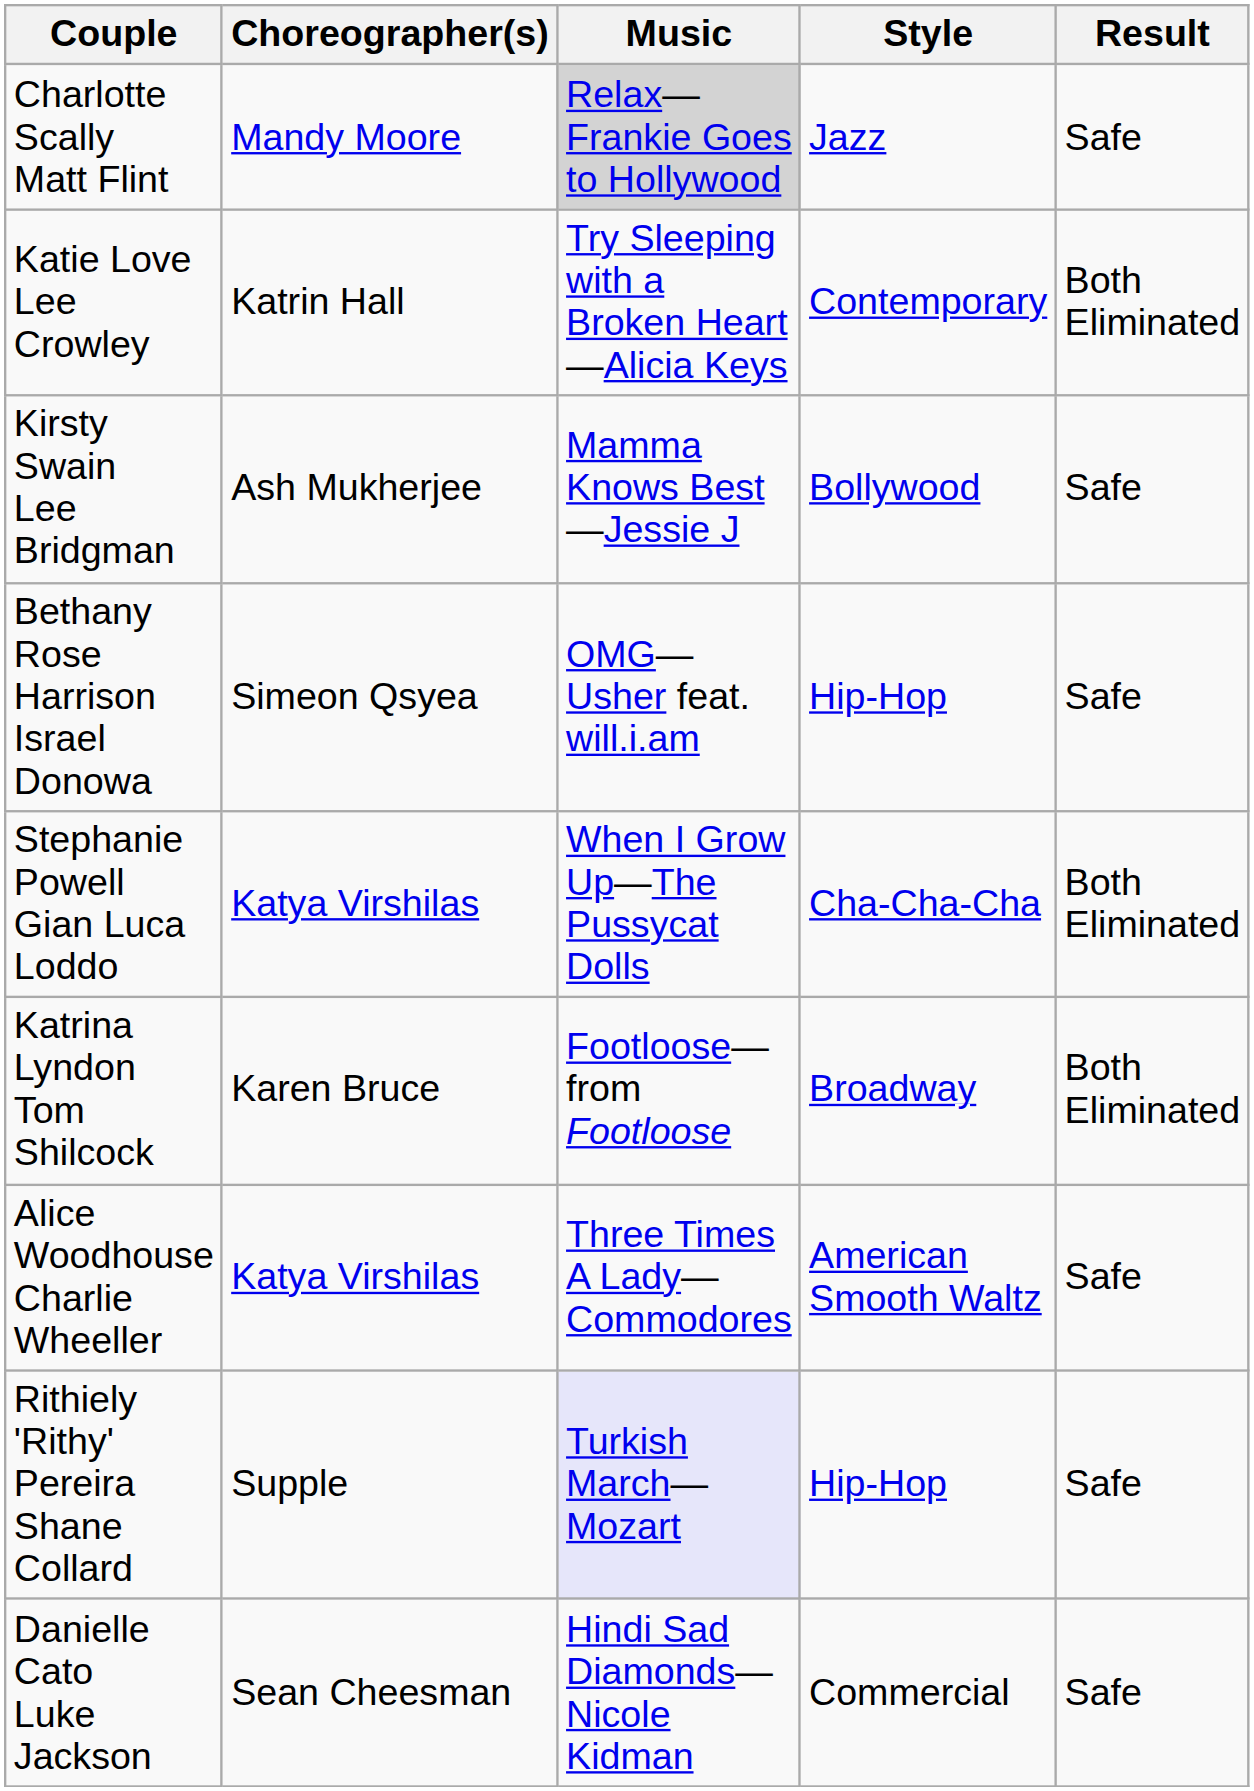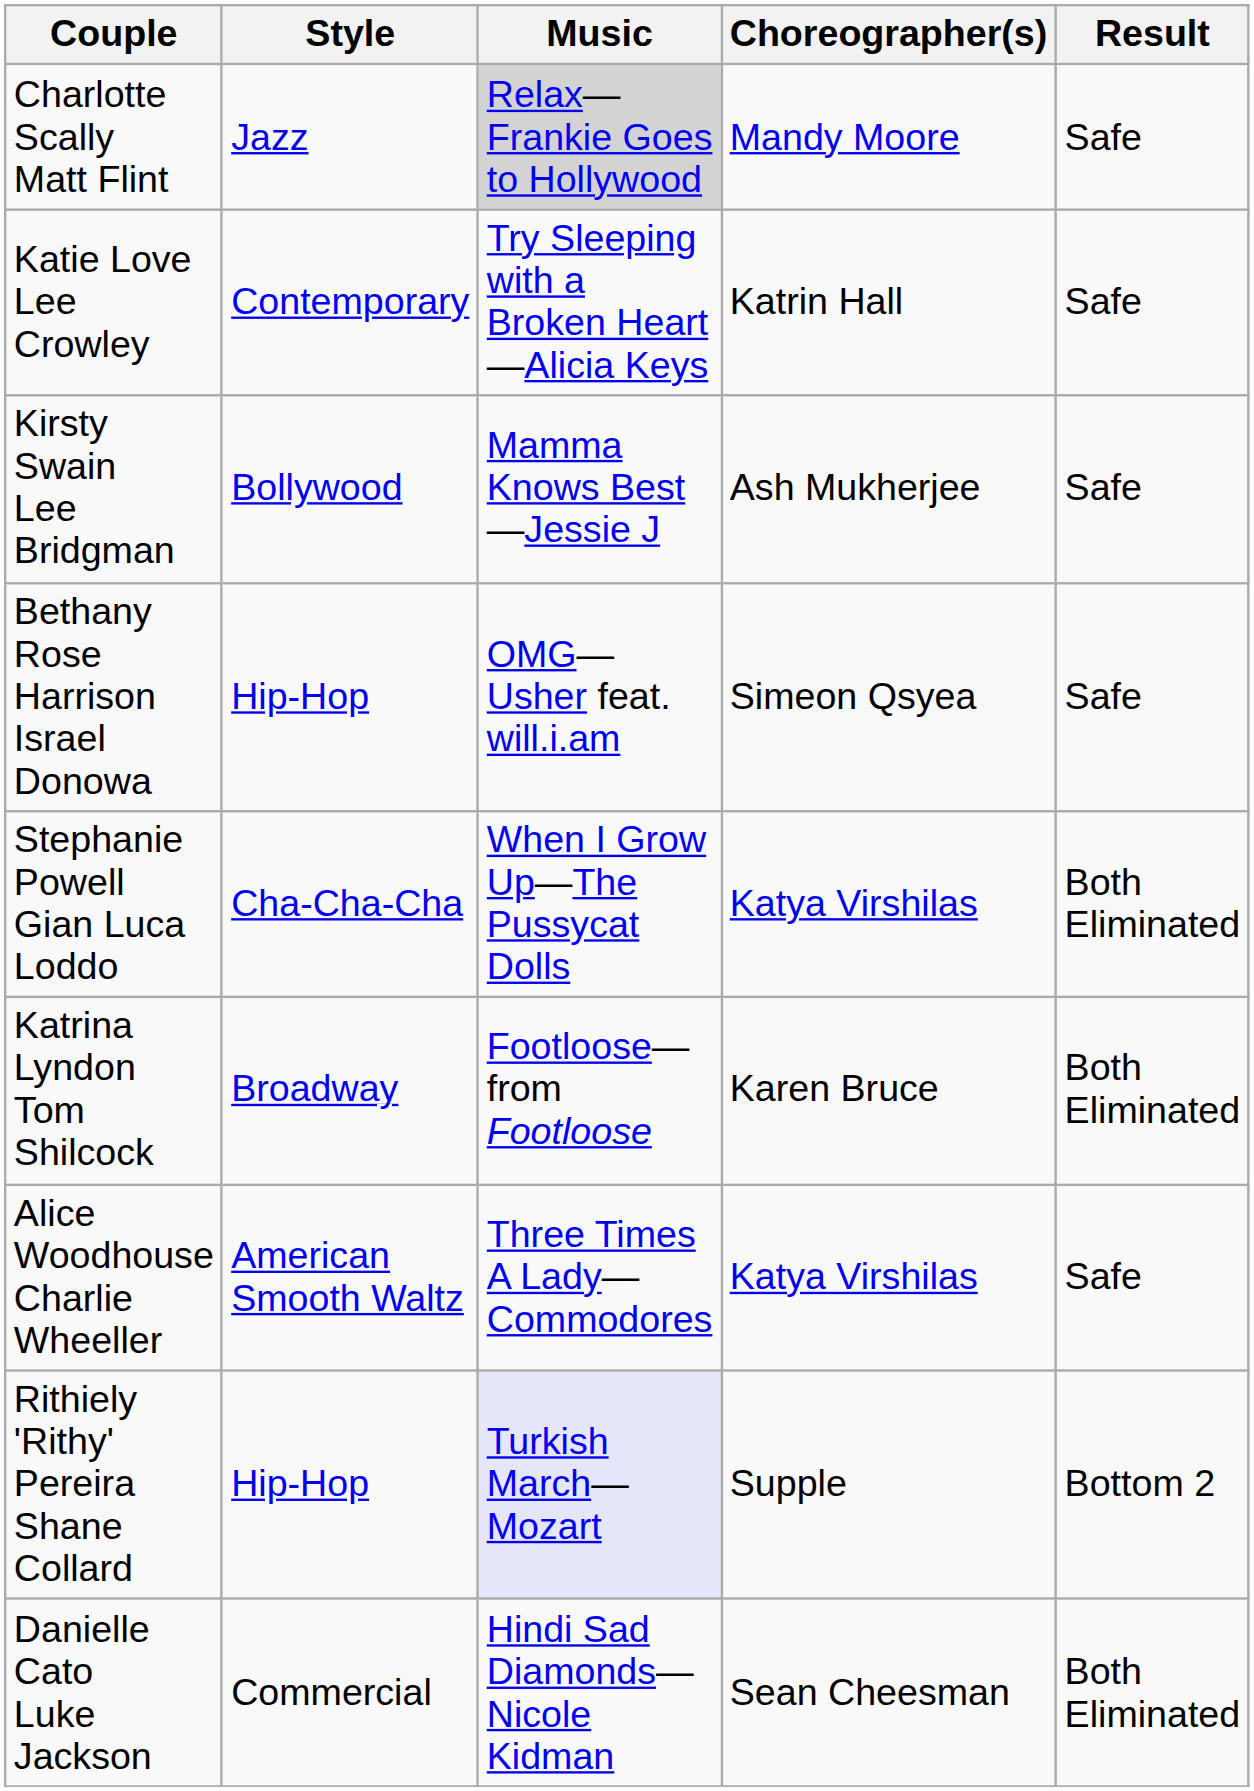columns swapped: (928, 34) <-> (390, 34)
(1152, 301) Both Eliminated -> (1103, 301) Safe
(1103, 1484) Safe -> (1140, 1484) Bottom 2
(1103, 1691) Safe -> (1152, 1691) Both Eliminated
